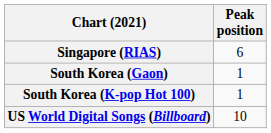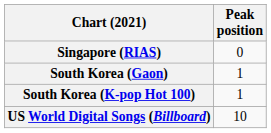(240, 52) 6 -> (240, 52) 0
